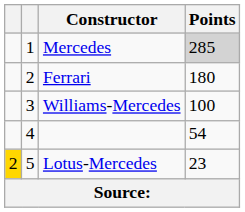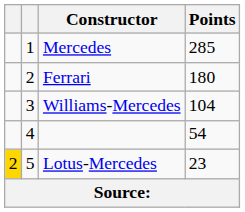(202, 47) lightgrey background -> (202, 47) no background
(202, 105) 100 -> (202, 105) 104
